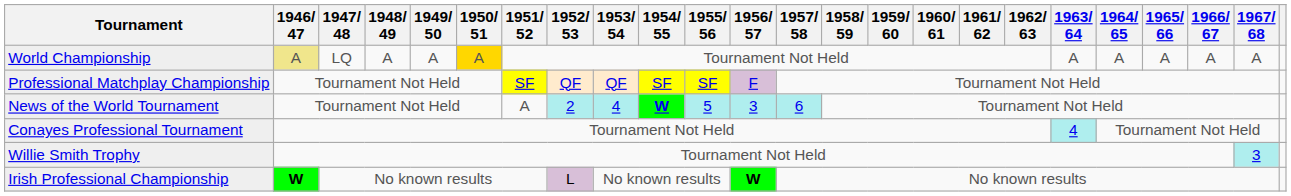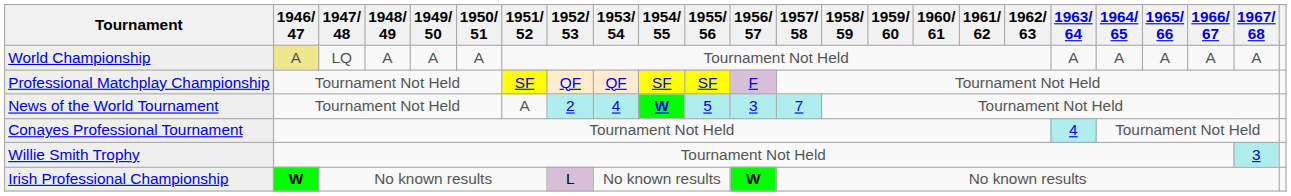(479, 57) gold background -> (479, 57) no background
(799, 106) 6 -> (799, 106) 7
